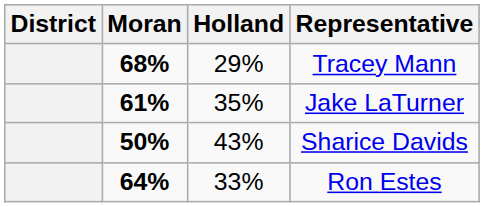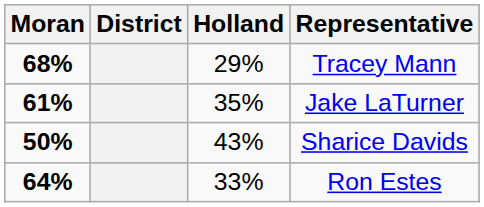columns swapped: (53, 24) <-> (145, 24)
